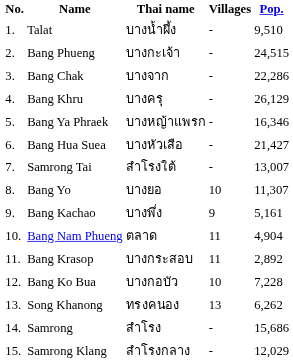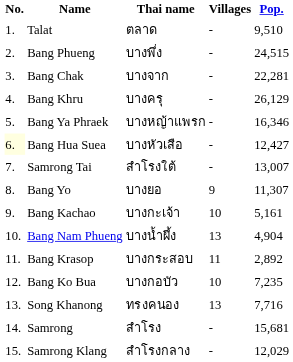(151, 30) บางน้ำผึ้ง -> (141, 30) ตลาด
(153, 53) บางกะเจ้า -> (144, 53) บางพึ่ง
(272, 75) 22,286 -> (272, 75) 22,281
(10, 144) no background -> (10, 144) lightyellow background
(272, 144) 21,427 -> (272, 144) 12,427
(215, 190) 10 -> (212, 190) 9
(144, 213) บางพึ่ง -> (153, 213) บางกะเจ้า
(212, 213) 9 -> (215, 213) 10
(141, 236) ตลาด -> (151, 236) บางน้ำผึ้ง
(215, 235) 11 -> (215, 235) 13
(268, 281) 7,228 -> (268, 281) 7,235
(268, 304) 6,262 -> (268, 304) 7,716
(272, 327) 15,686 -> (272, 327) 15,681
